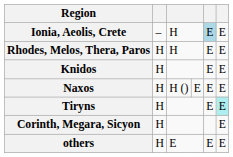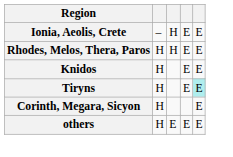(210, 32) lightblue background -> (187, 32) no background
- row: (79, 87)
